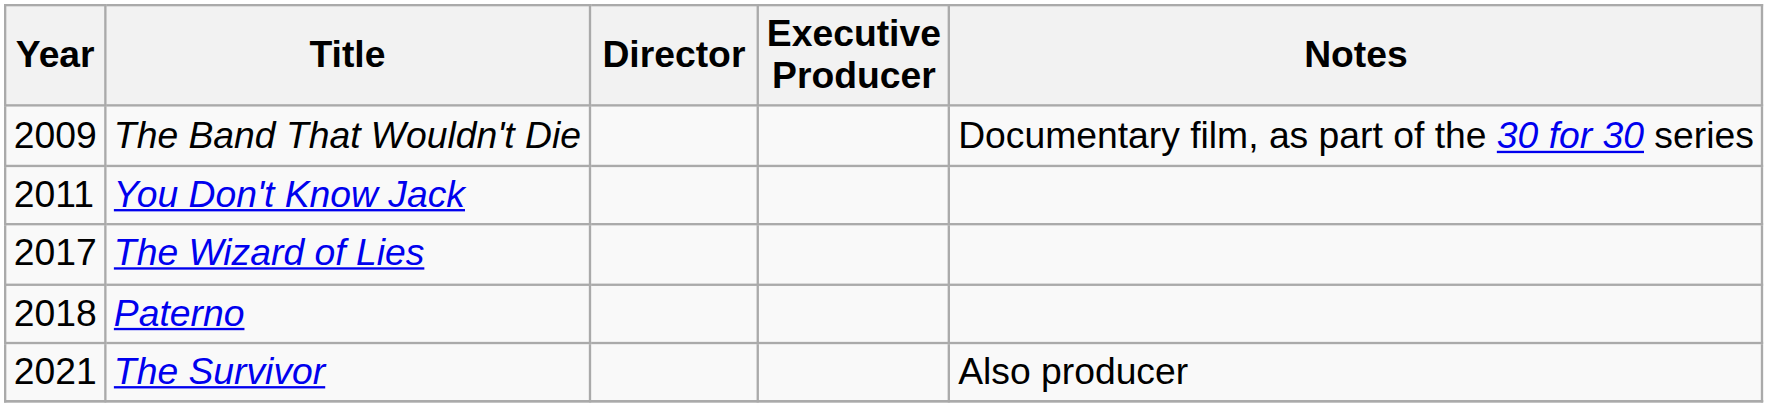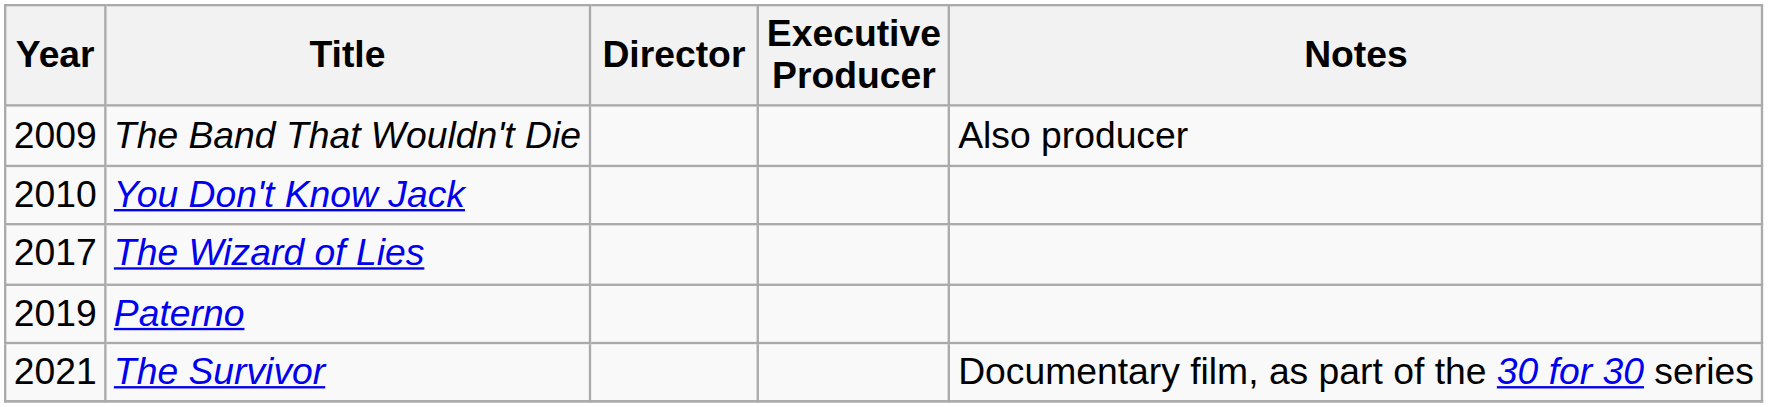(1356, 135) Documentary film, as part of the 30 for 30 series -> (1073, 135) Also producer
(54, 194) 2011 -> (55, 194) 2010
(55, 312) 2018 -> (55, 312) 2019
(1073, 371) Also producer -> (1356, 371) Documentary film, as part of the 30 for 30 series
